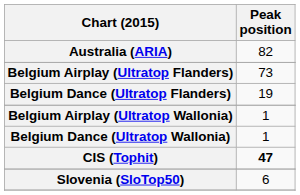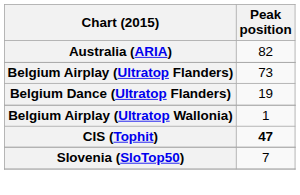- row: (120, 136)
(266, 179) 6 -> (266, 158) 7
